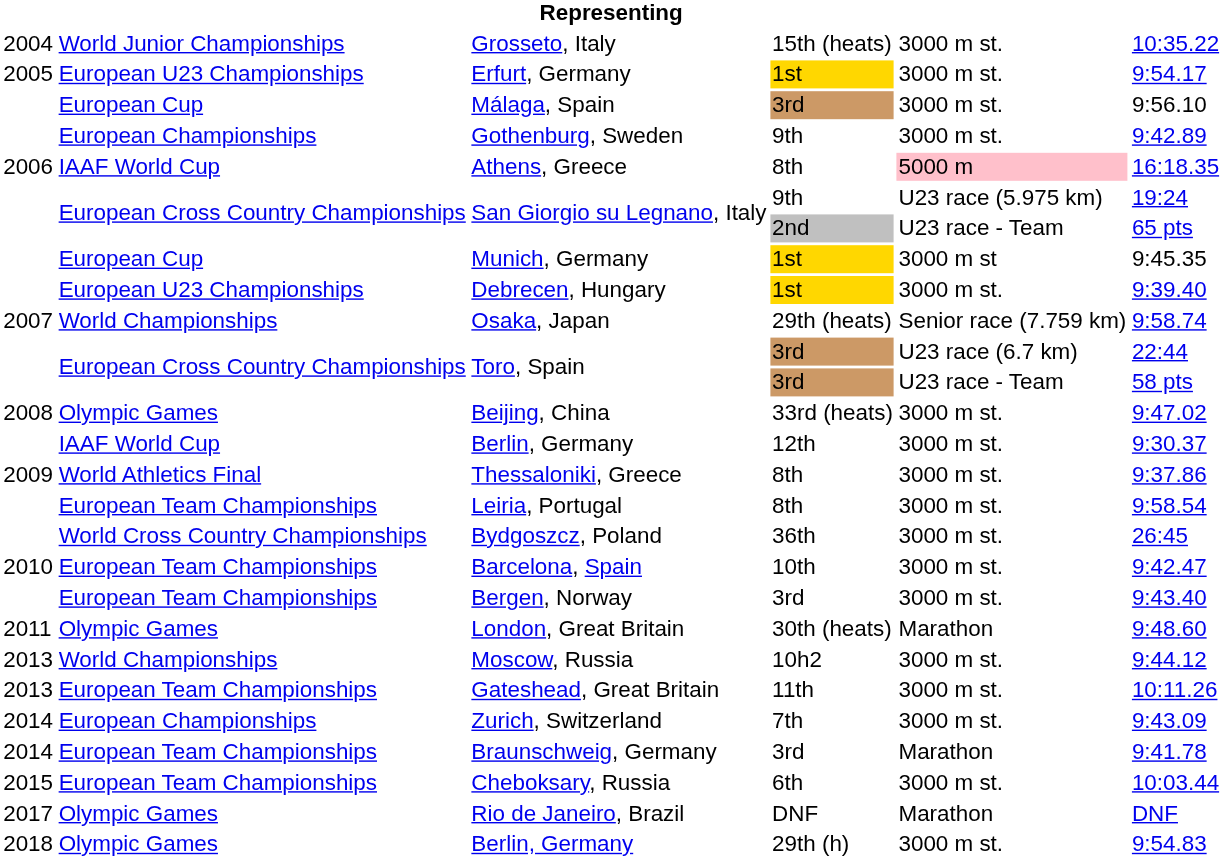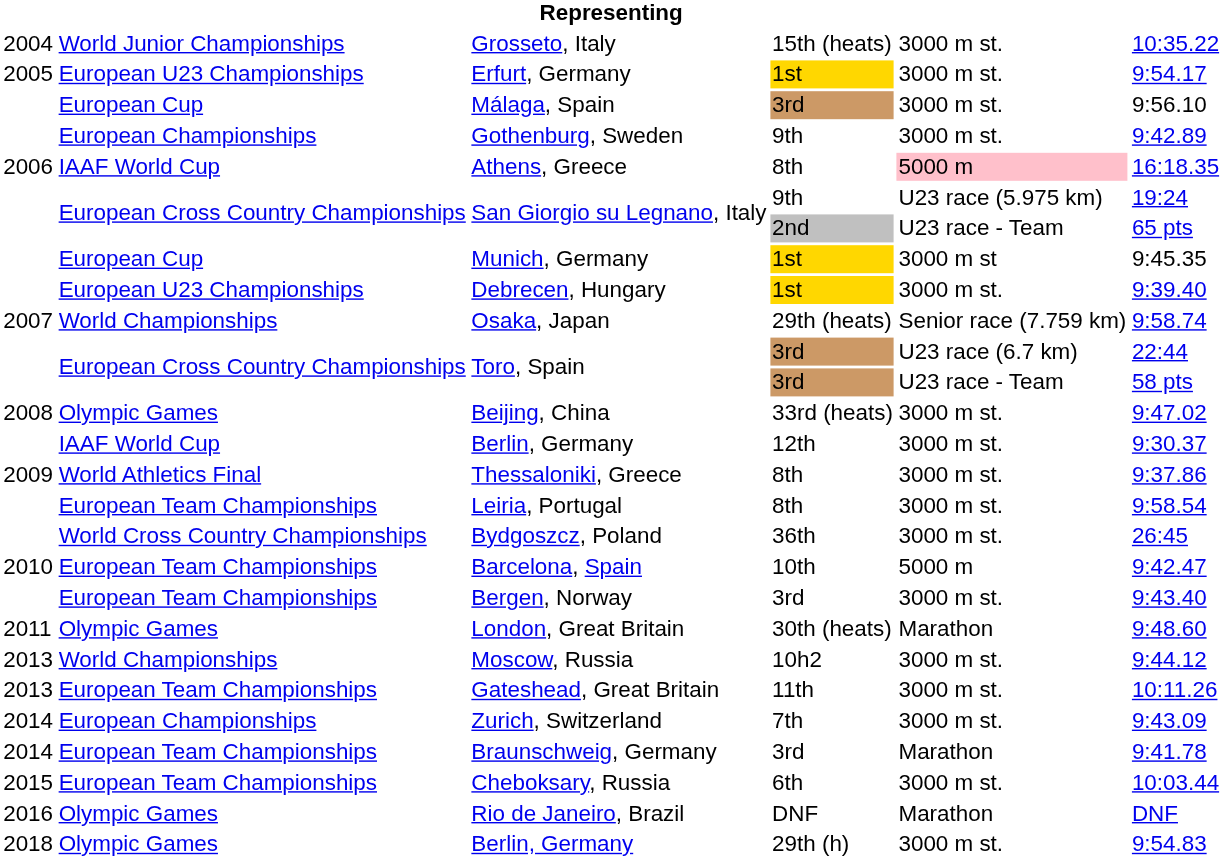(951, 566) 3000 m st. -> (936, 566) 5000 m
(28, 813) 2017 -> (28, 813) 2016
